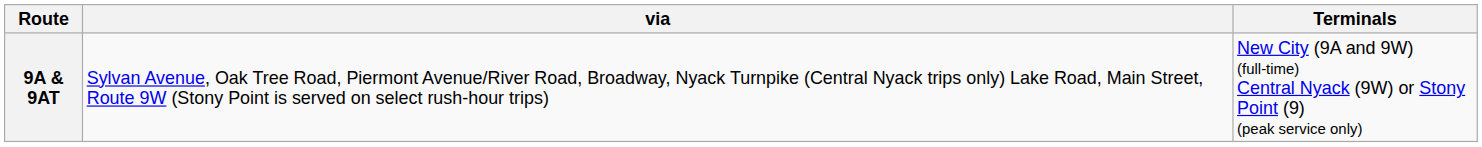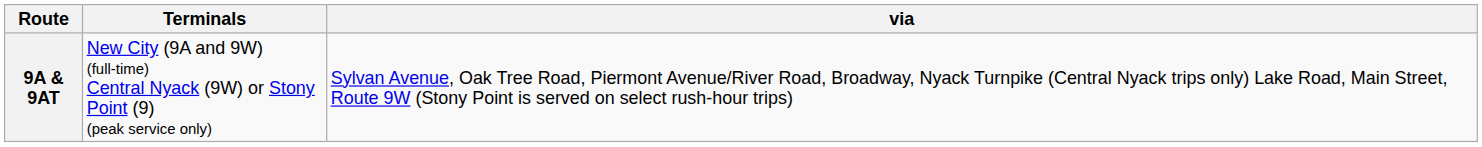columns swapped: (1355, 19) <-> (658, 19)
